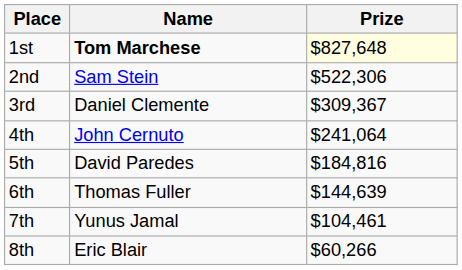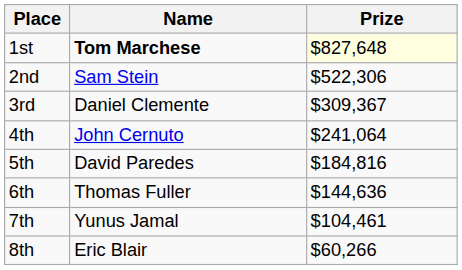(349, 192) $144,639 -> (349, 192) $144,636
